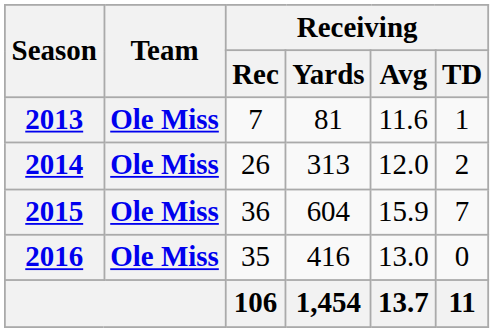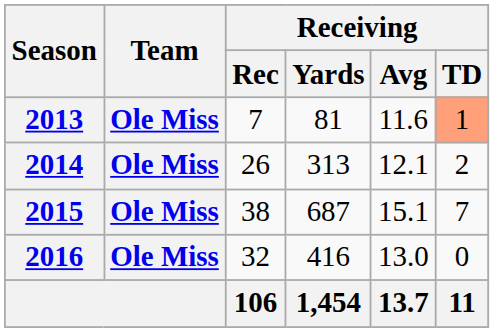(462, 119) no background -> (462, 119) lightsalmon background
(403, 165) 12.0 -> (403, 165) 12.1
(255, 211) 36 -> (255, 211) 38
(328, 211) 604 -> (328, 211) 687
(403, 211) 15.9 -> (403, 211) 15.1
(255, 257) 35 -> (255, 257) 32
